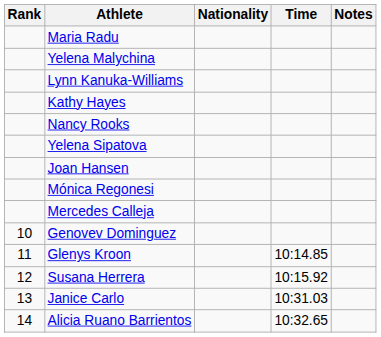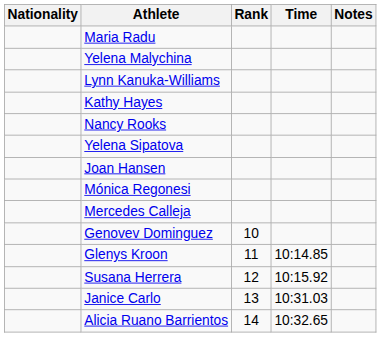columns swapped: (24, 15) <-> (233, 15)
